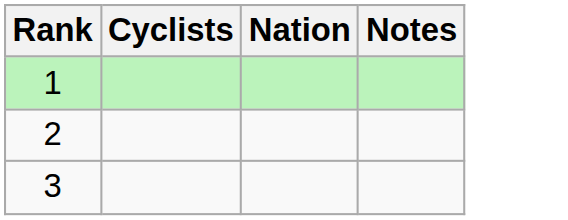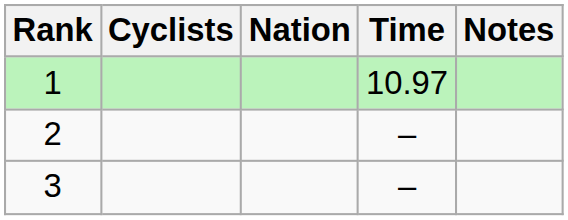+ column: (407, 30)
